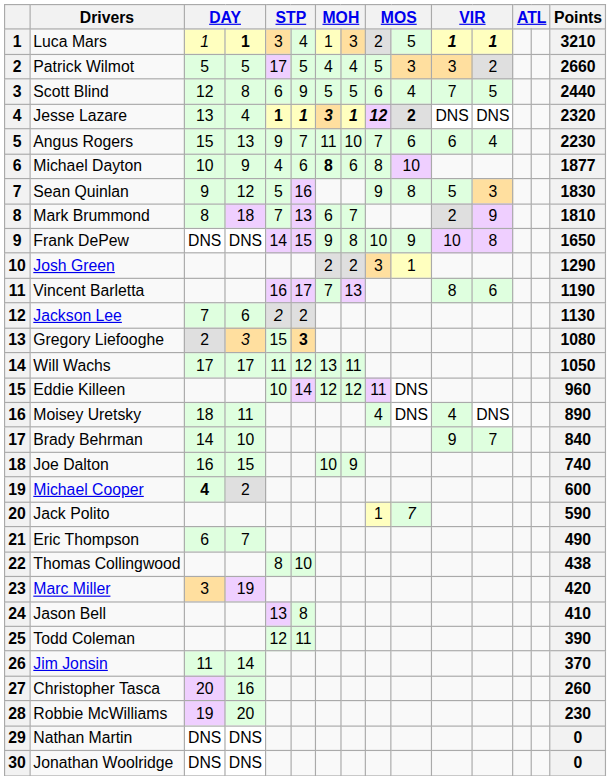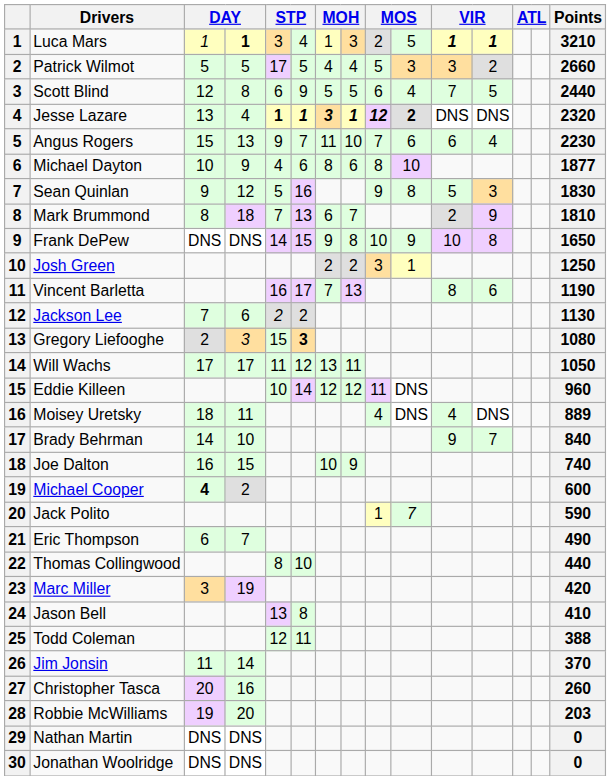(328, 166) bold -> (328, 166) normal
(578, 265) 1290 -> (578, 265) 1250
(578, 414) 890 -> (578, 414) 889
(578, 564) 438 -> (578, 564) 440
(578, 638) 390 -> (578, 638) 388
(578, 713) 230 -> (578, 713) 203
